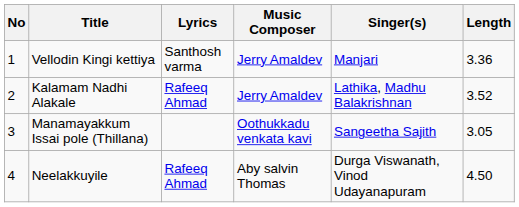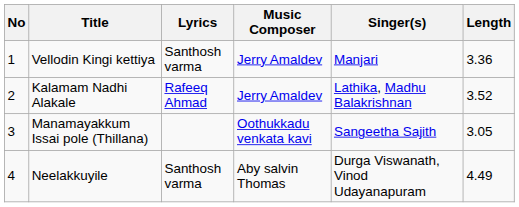(186, 176) Rafeeq Ahmad -> (193, 176) Santhosh varma
(479, 176) 4.50 -> (479, 176) 4.49
